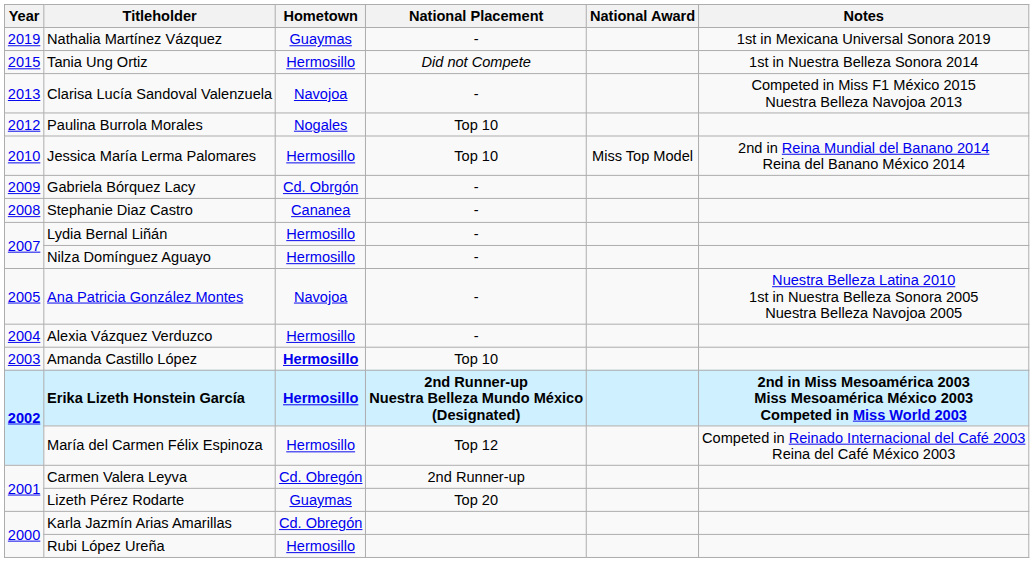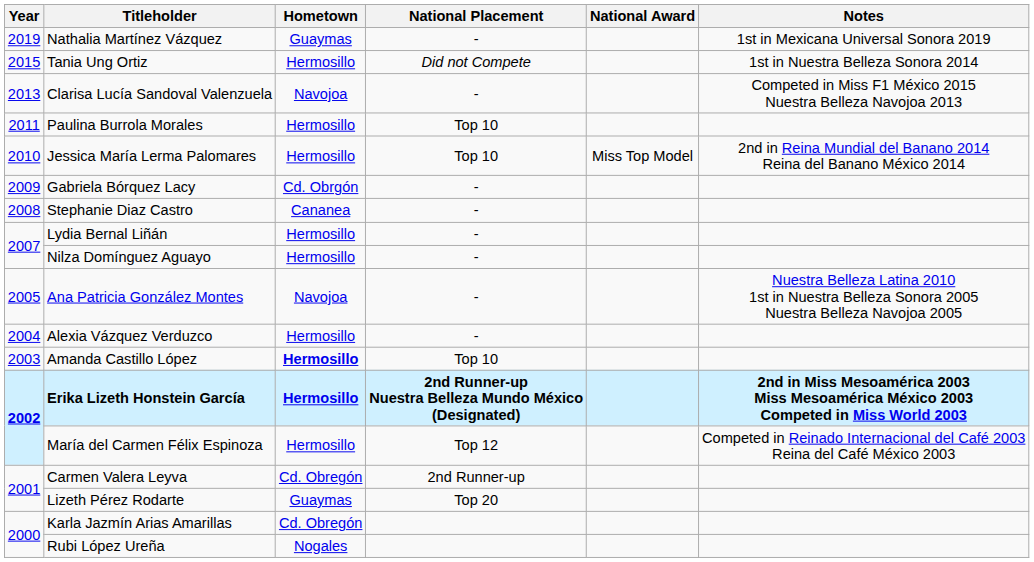(24, 125) 2012 -> (24, 125) 2011
(321, 125) Nogales -> (321, 125) Hermosillo
(321, 546) Hermosillo -> (321, 546) Nogales
